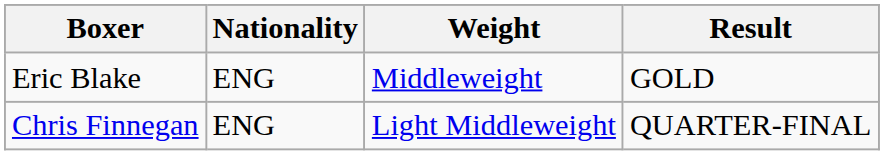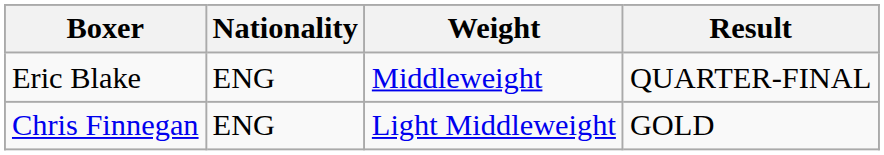(672, 76) GOLD -> (751, 76) QUARTER-FINAL
(751, 125) QUARTER-FINAL -> (672, 125) GOLD
